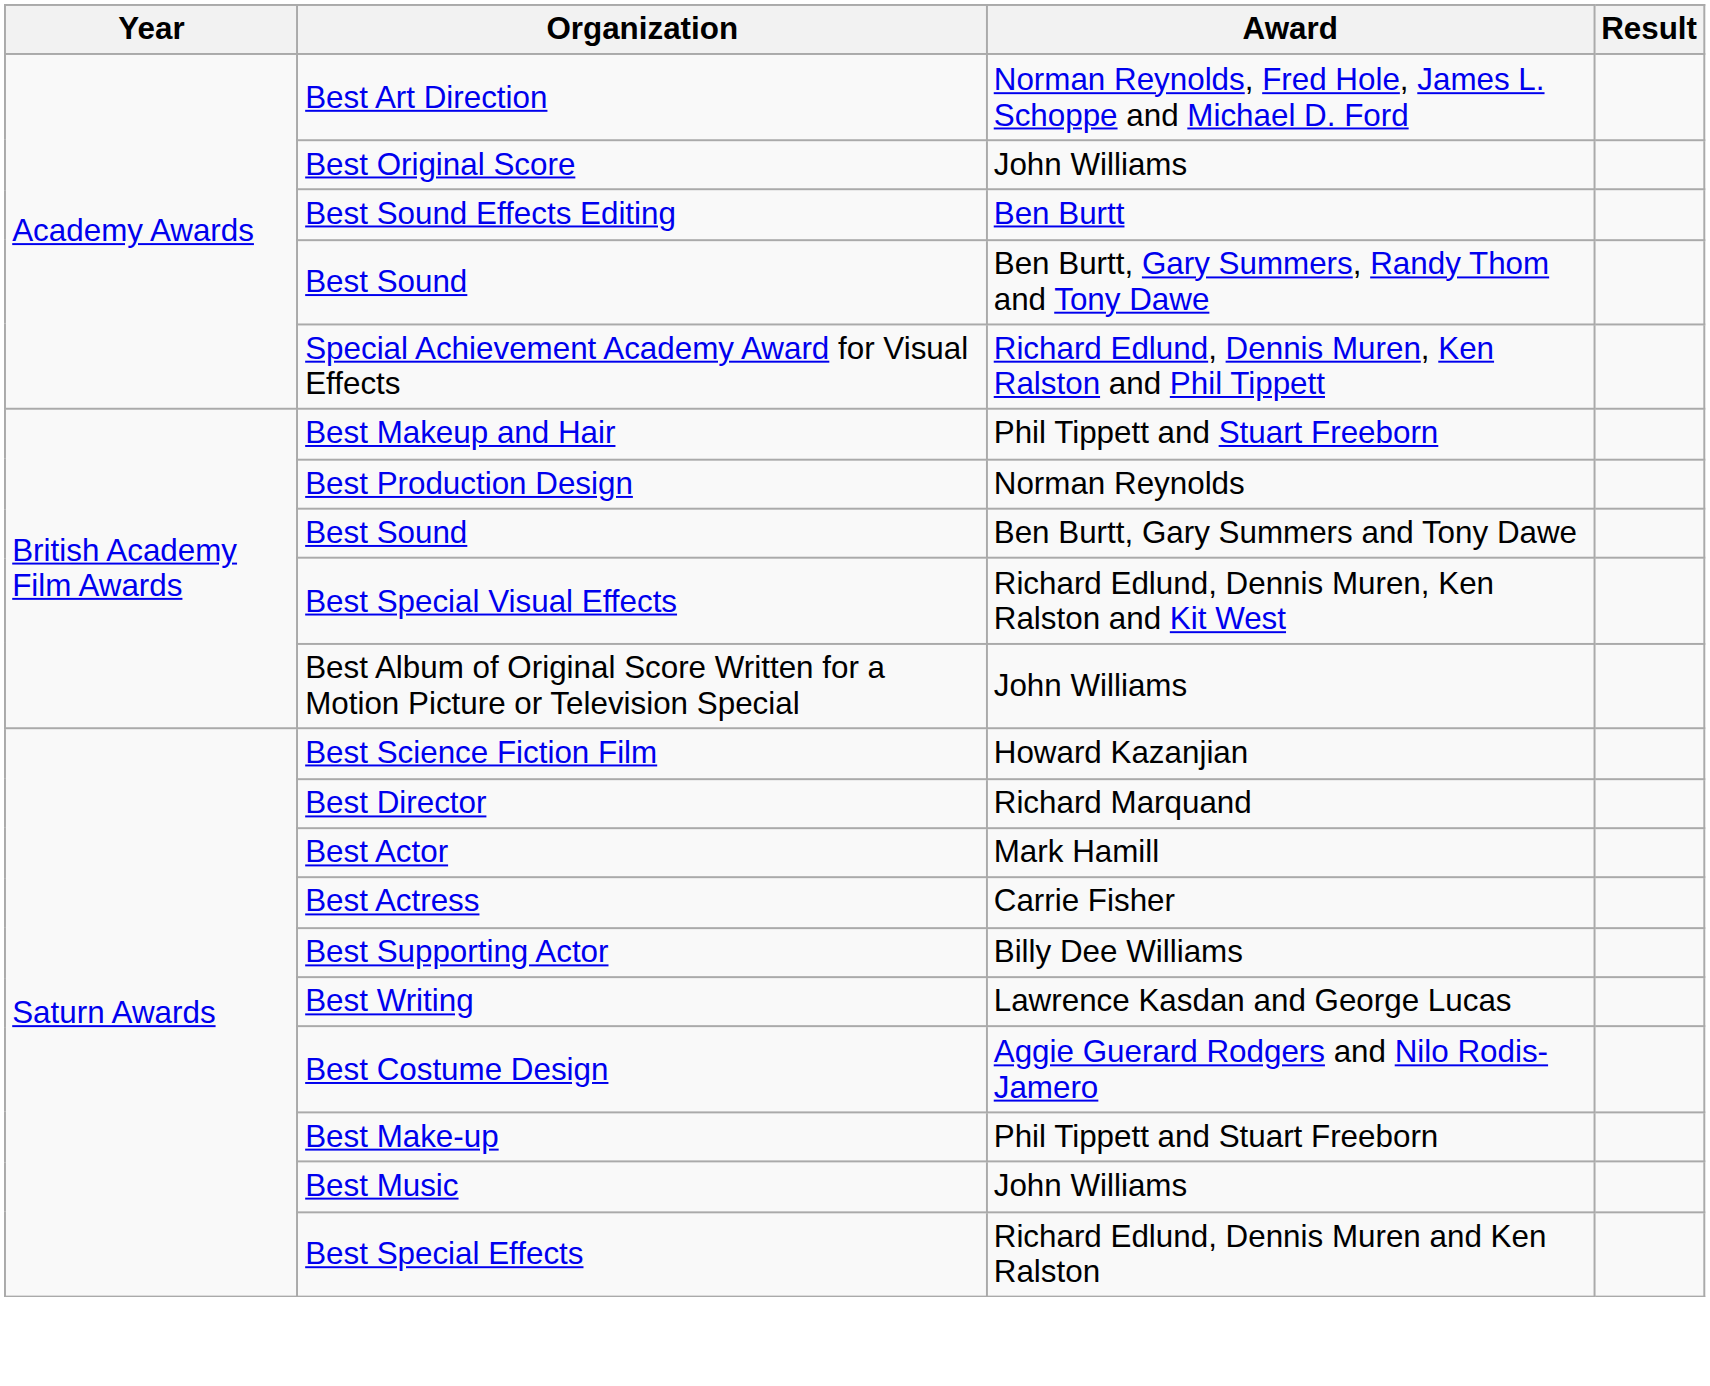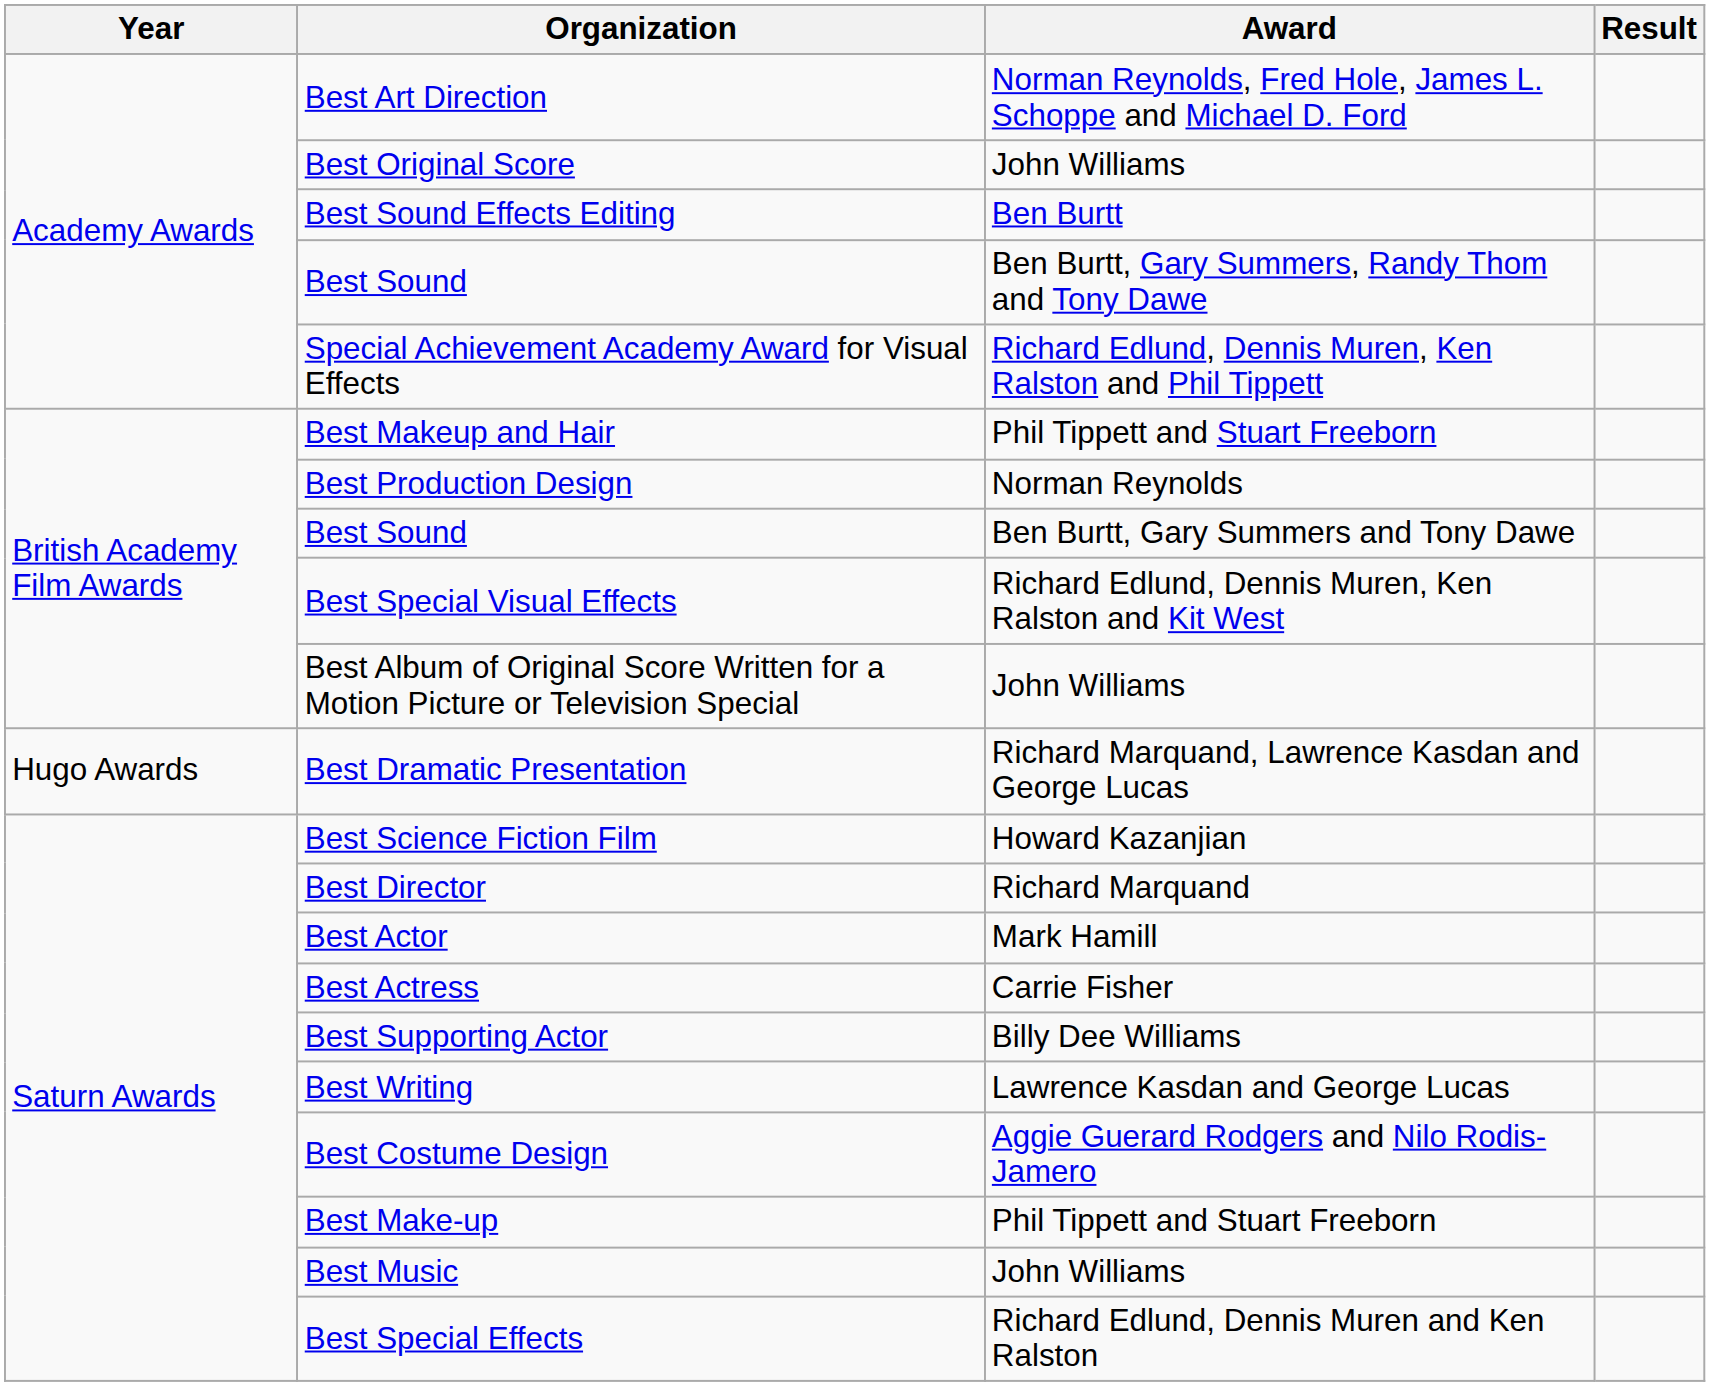+ row: (496, 770)
